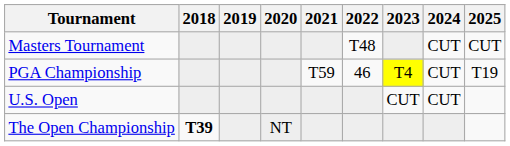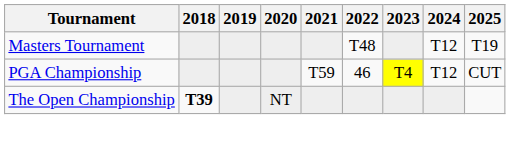(444, 45) CUT -> (444, 45) T12
(485, 45) CUT -> (485, 45) T19
(444, 72) CUT -> (444, 72) T12
(485, 72) T19 -> (485, 72) CUT
- row: (43, 100)
